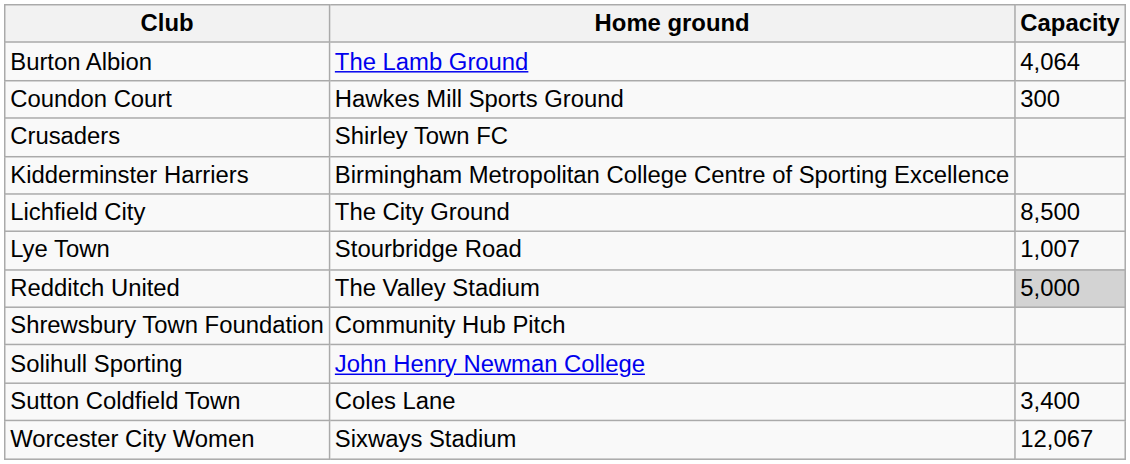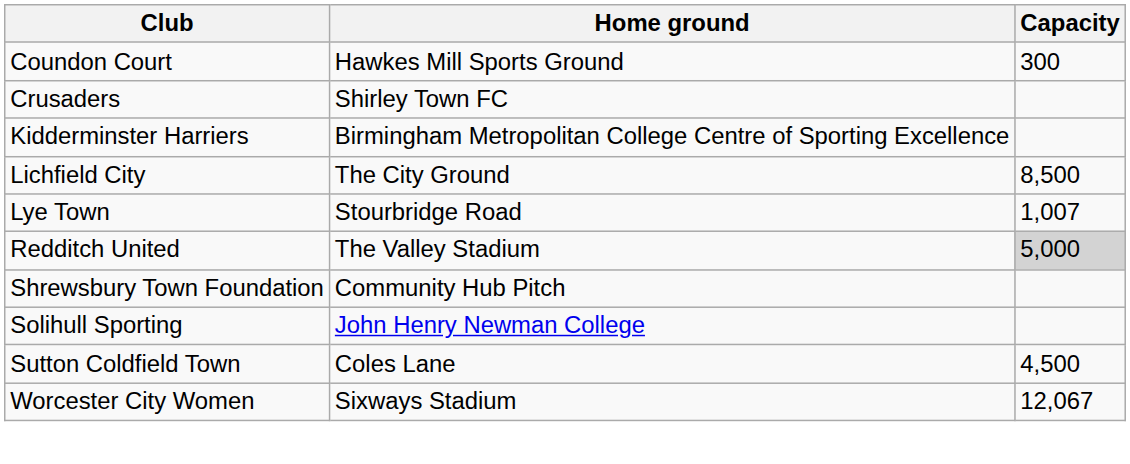- row: (81, 61)
(1050, 401) 3,400 -> (1050, 363) 4,500
